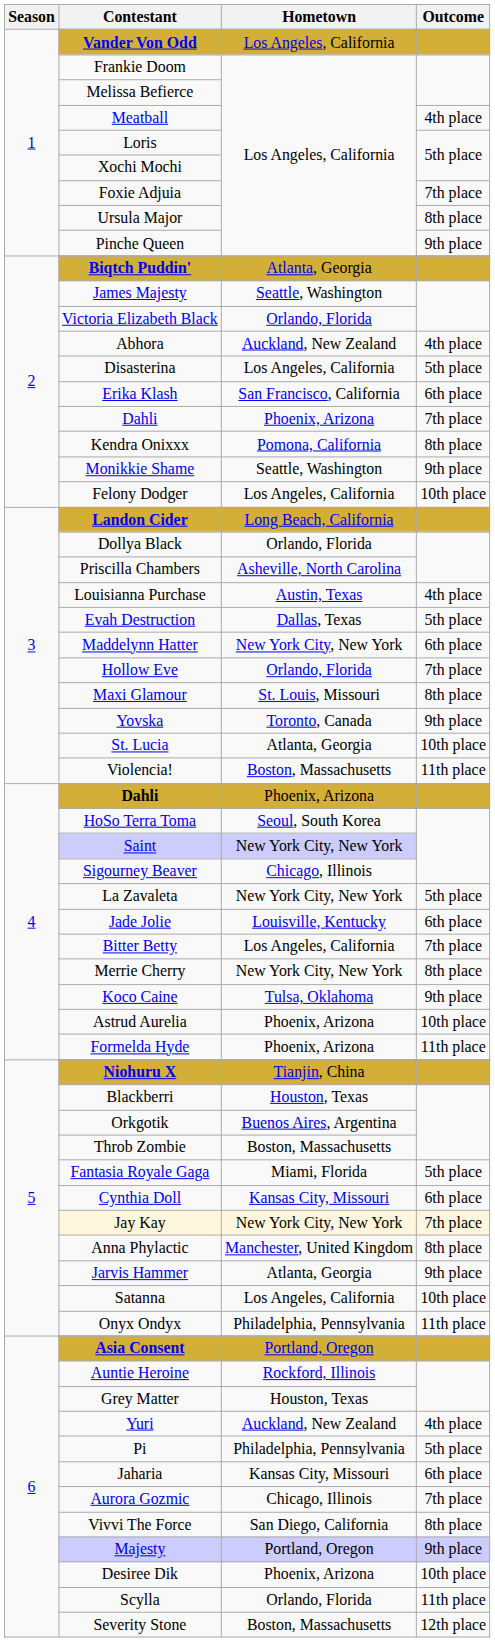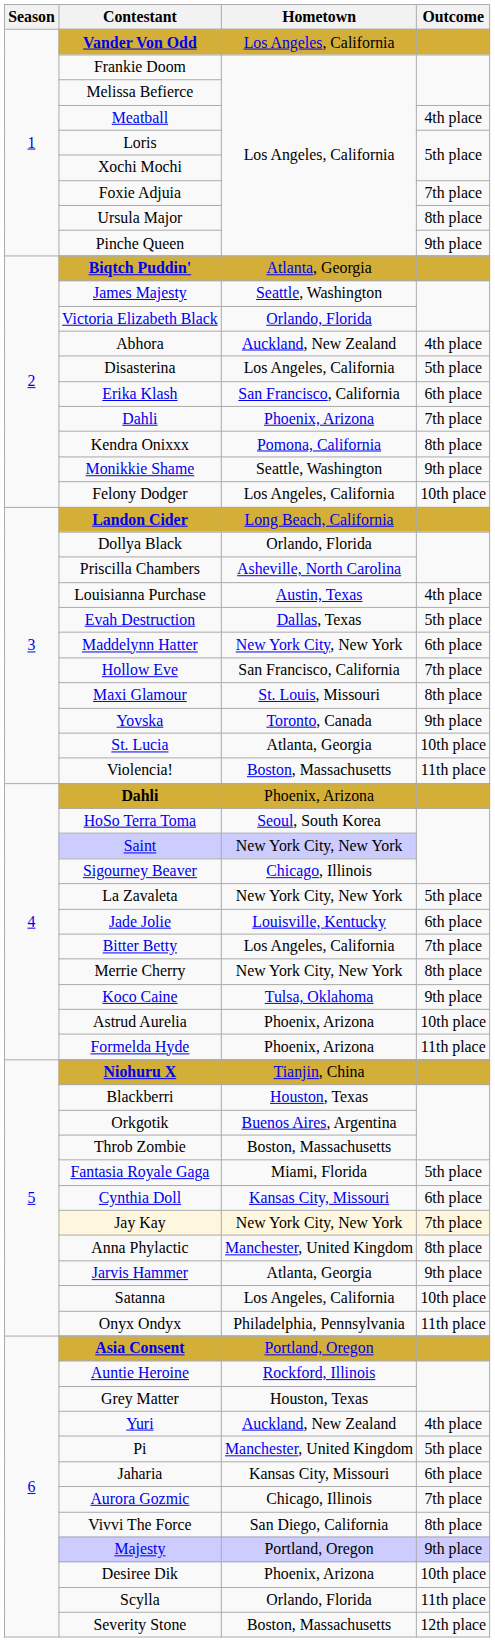(319, 670) Orlando, Florida -> (319, 670) San Francisco, California
(319, 1448) Philadelphia, Pennsylvania -> (319, 1448) Manchester, United Kingdom
